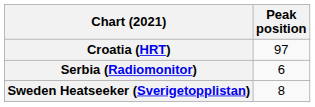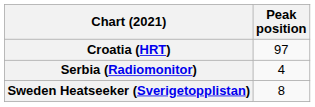(281, 70) 6 -> (281, 70) 4
